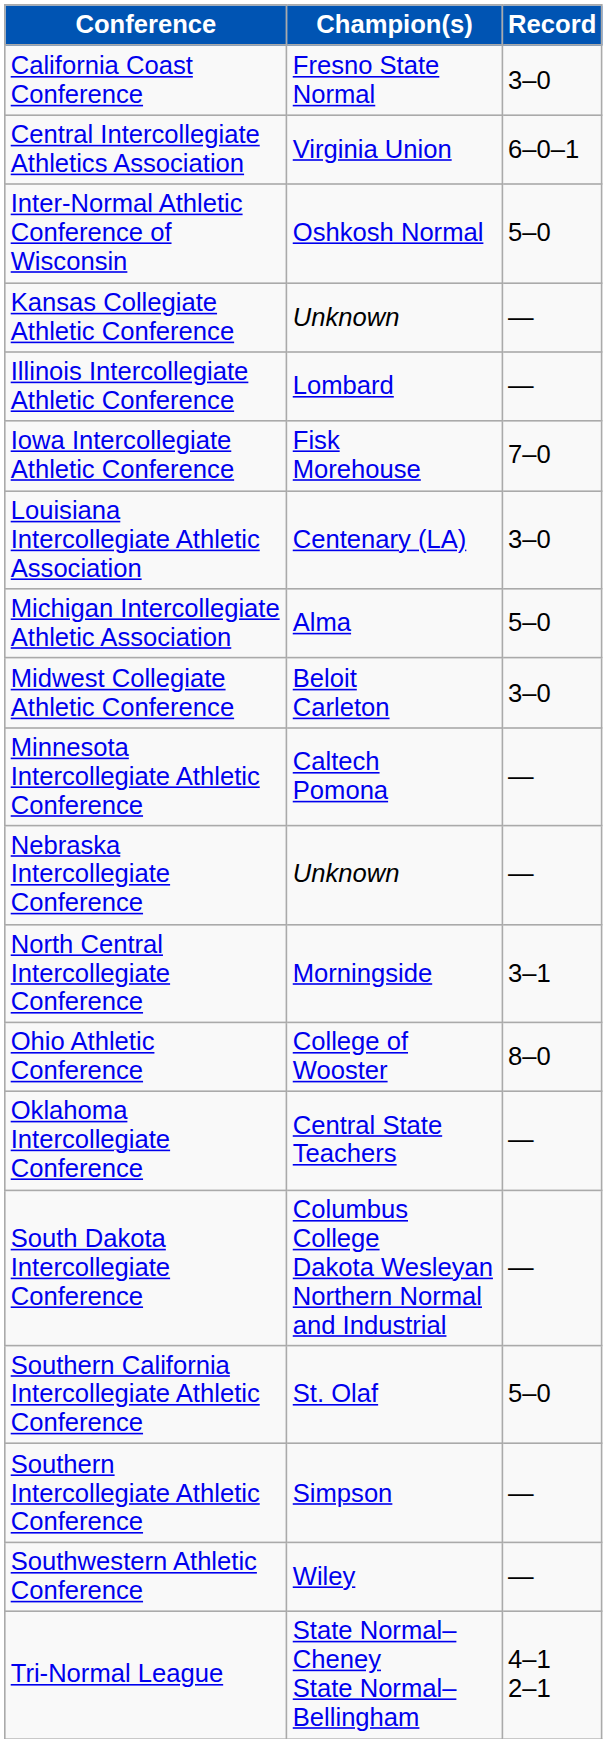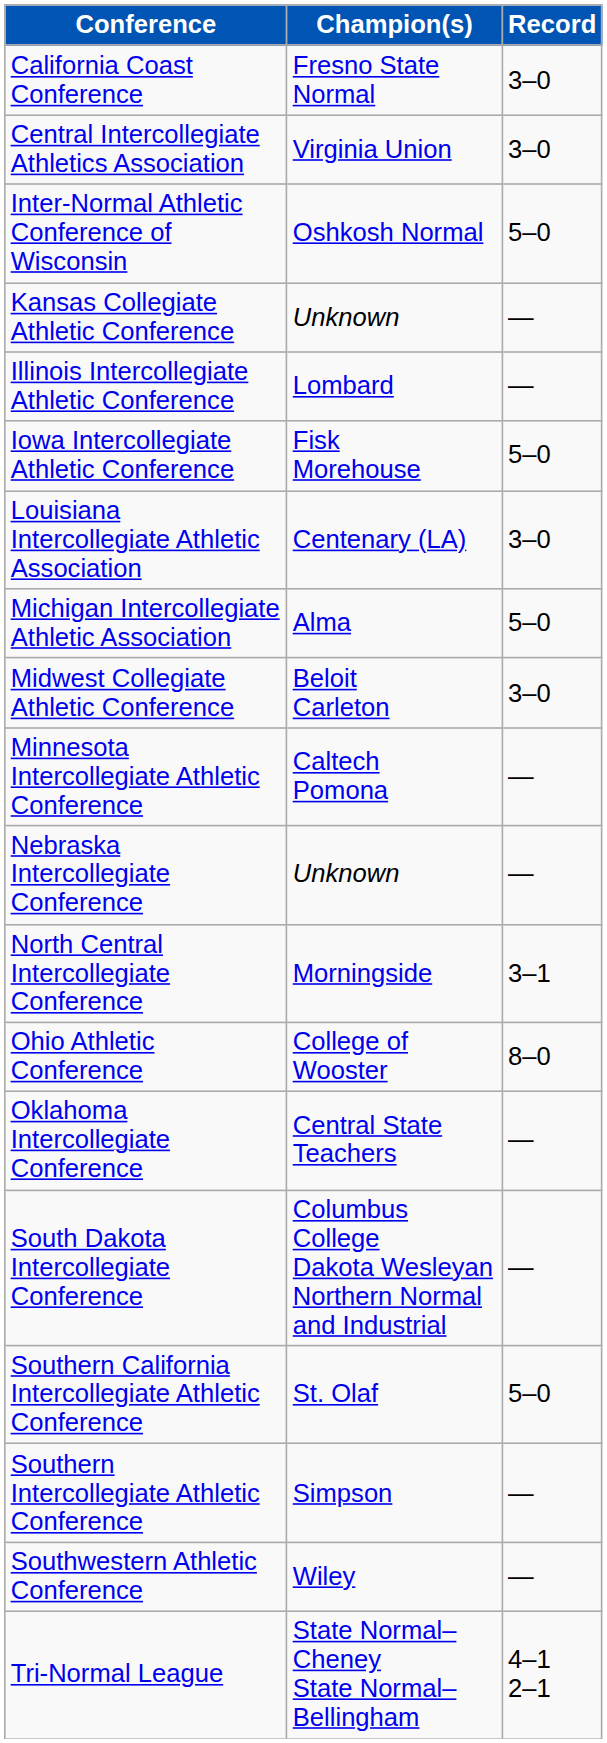(544, 149) 6–0–1 -> (529, 149) 3–0
(529, 455) 7–0 -> (529, 455) 5–0
